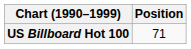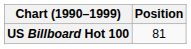(159, 33) 71 -> (159, 33) 81
